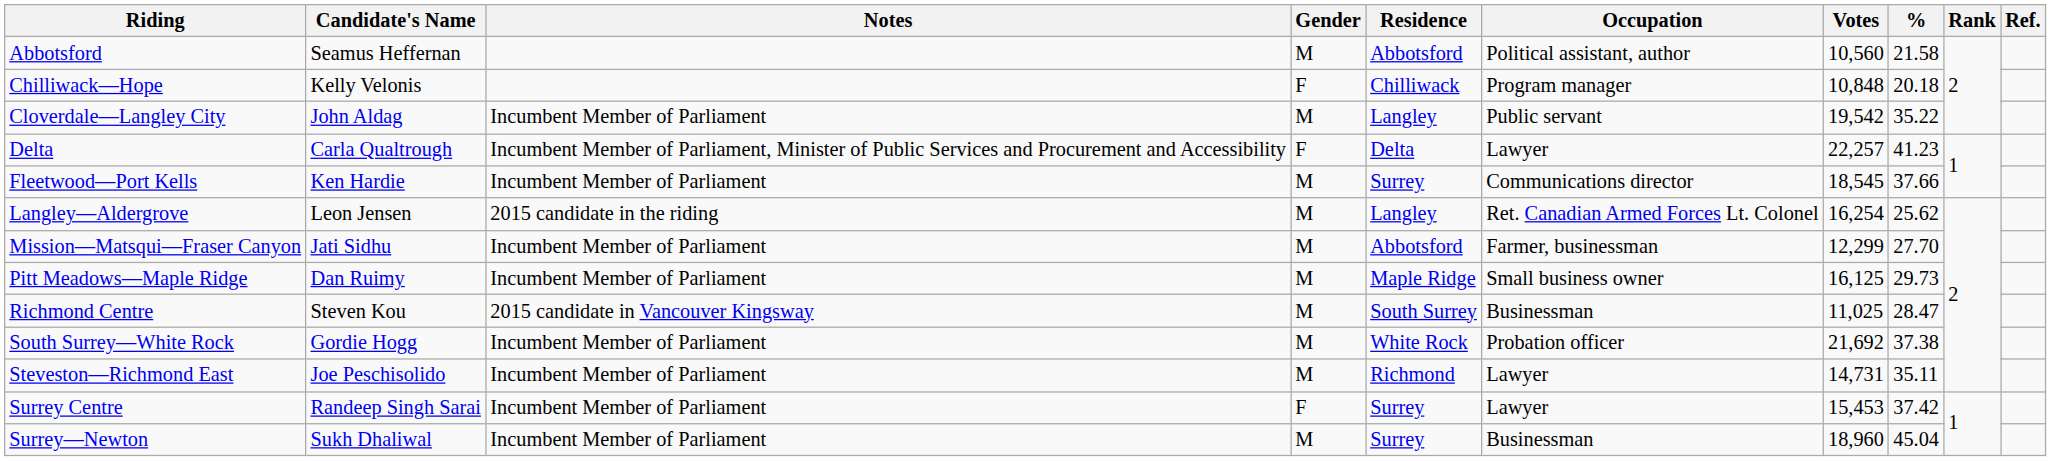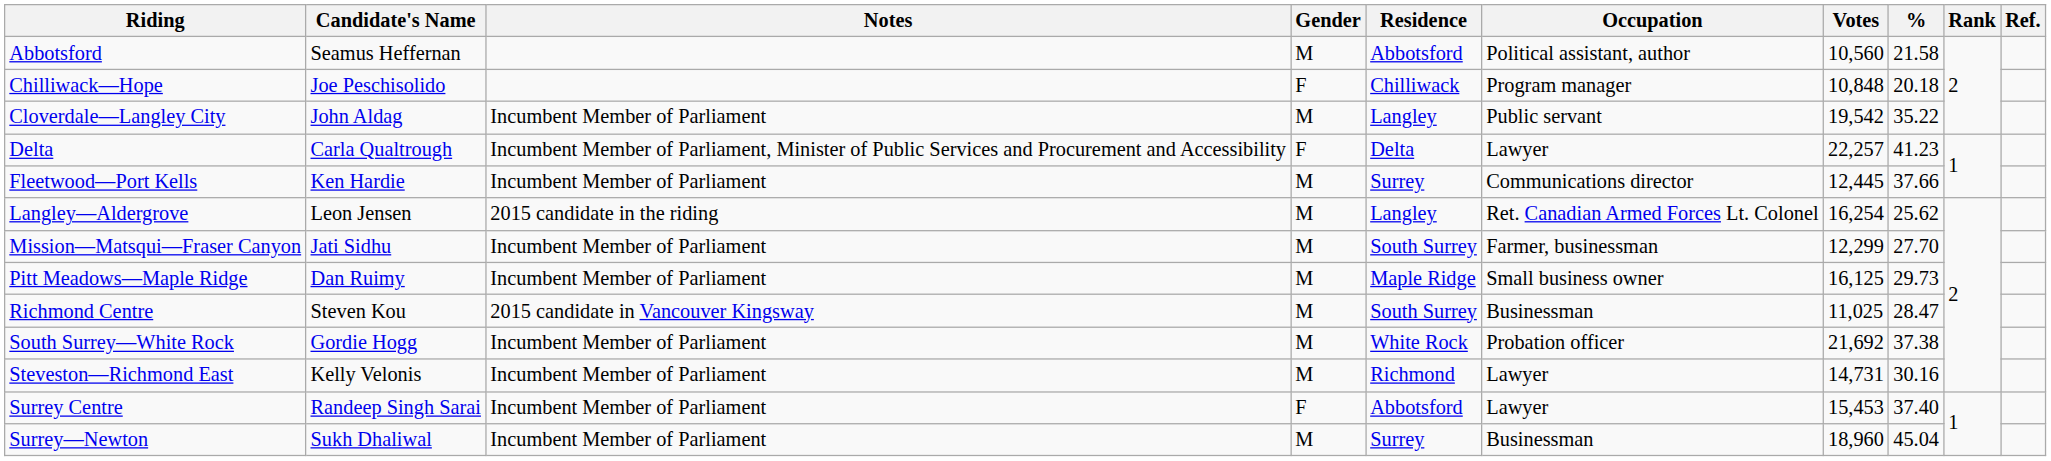(366, 85) Kelly Velonis -> (378, 85) Joe Peschisolido
(1856, 181) 18,545 -> (1856, 181) 12,445
(1416, 246) Abbotsford -> (1424, 246) South Surrey
(378, 375) Joe Peschisolido -> (366, 375) Kelly Velonis
(1916, 375) 35.11 -> (1916, 375) 30.16
(1397, 407) Surrey -> (1416, 407) Abbotsford
(1916, 407) 37.42 -> (1916, 407) 37.40
